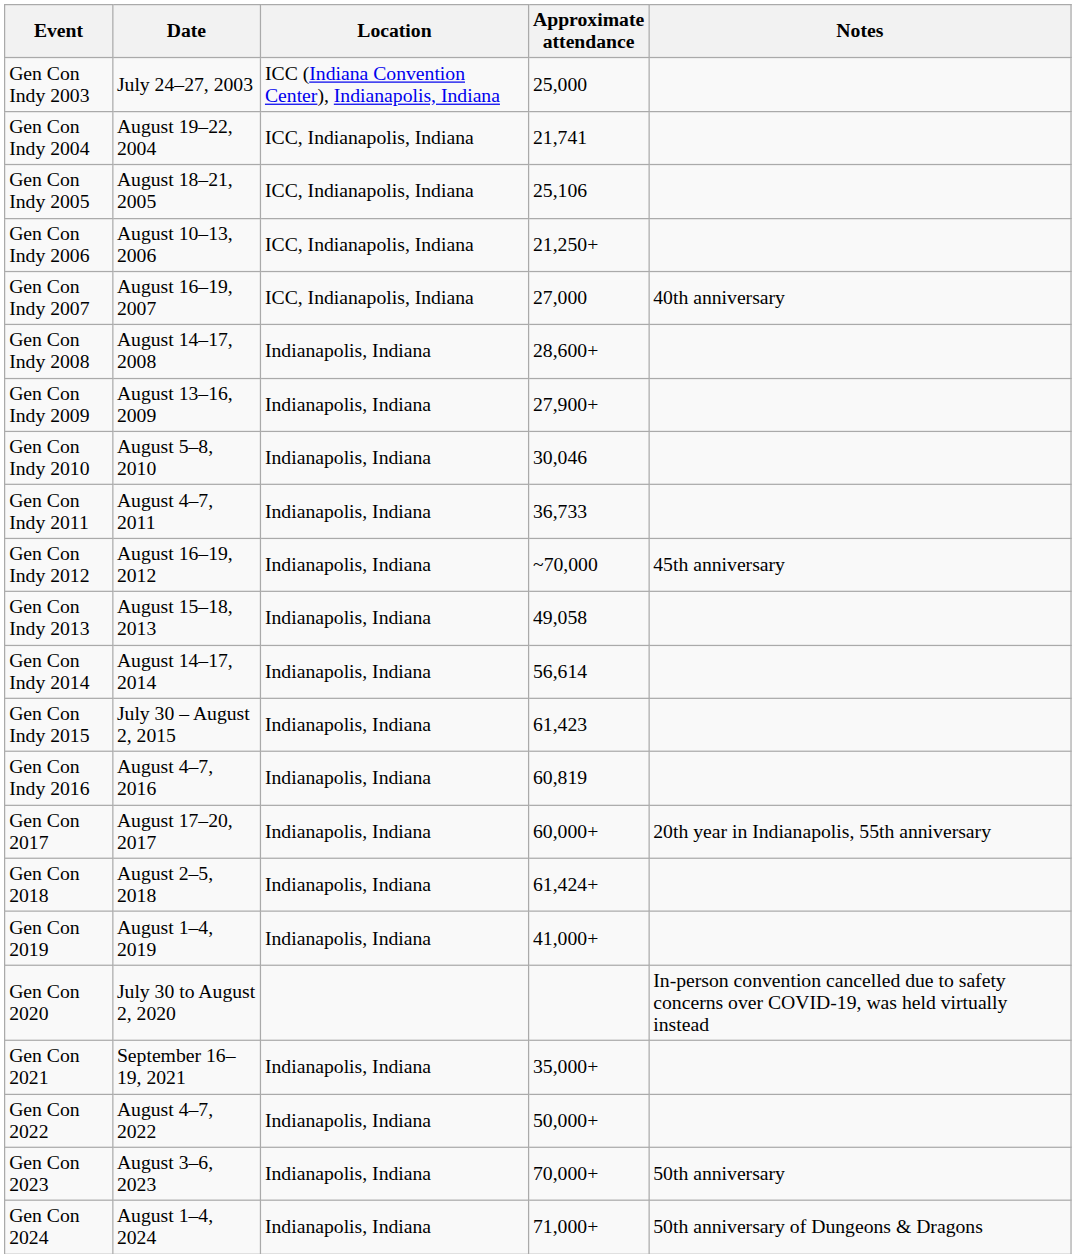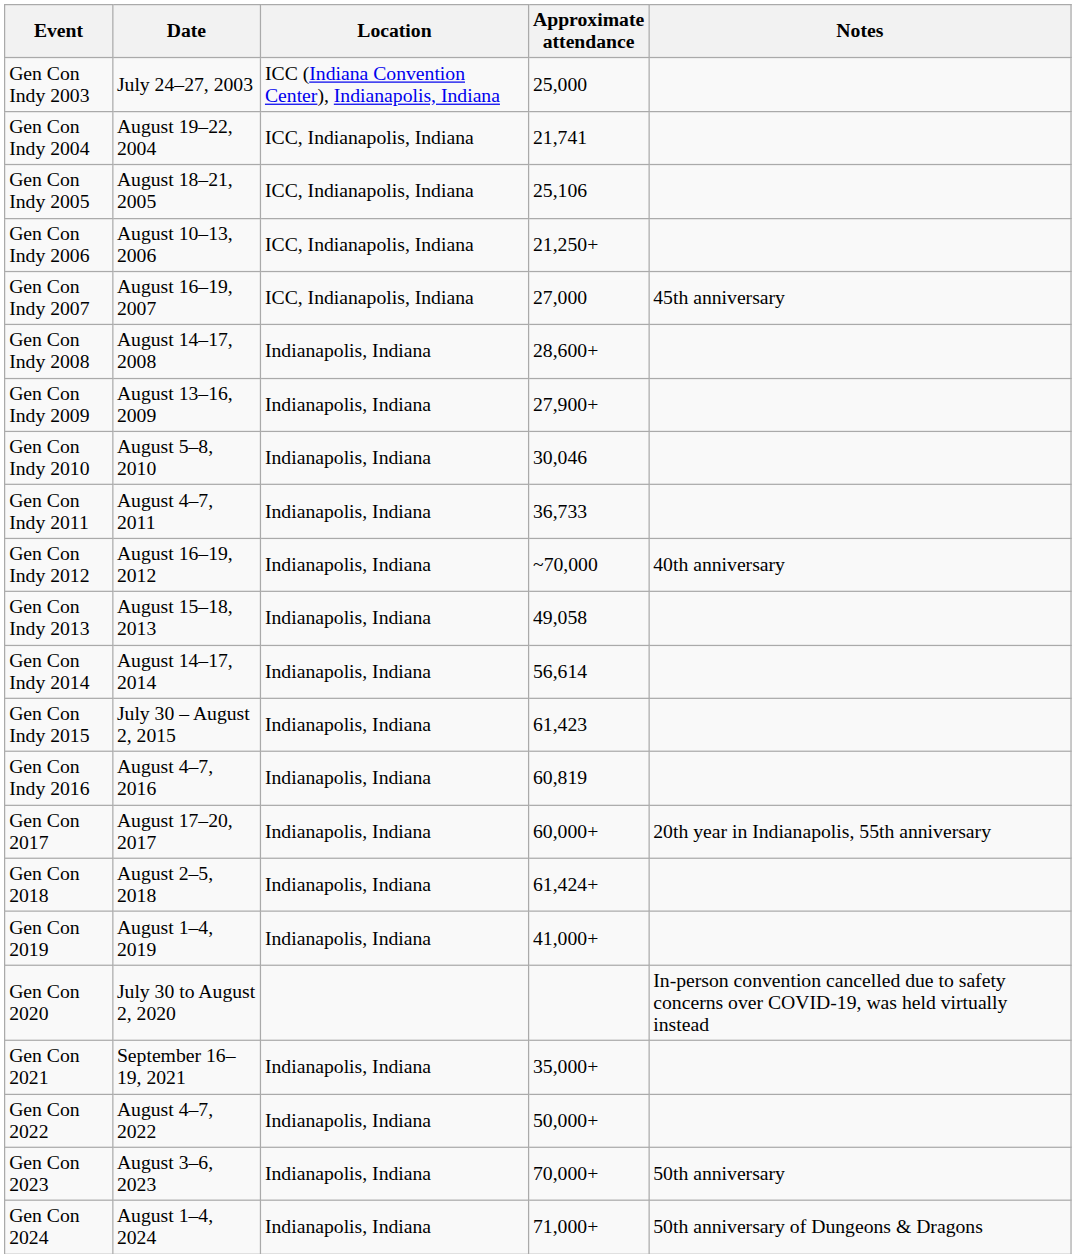(719, 297) 40th anniversary -> (719, 297) 45th anniversary
(719, 564) 45th anniversary -> (719, 564) 40th anniversary
